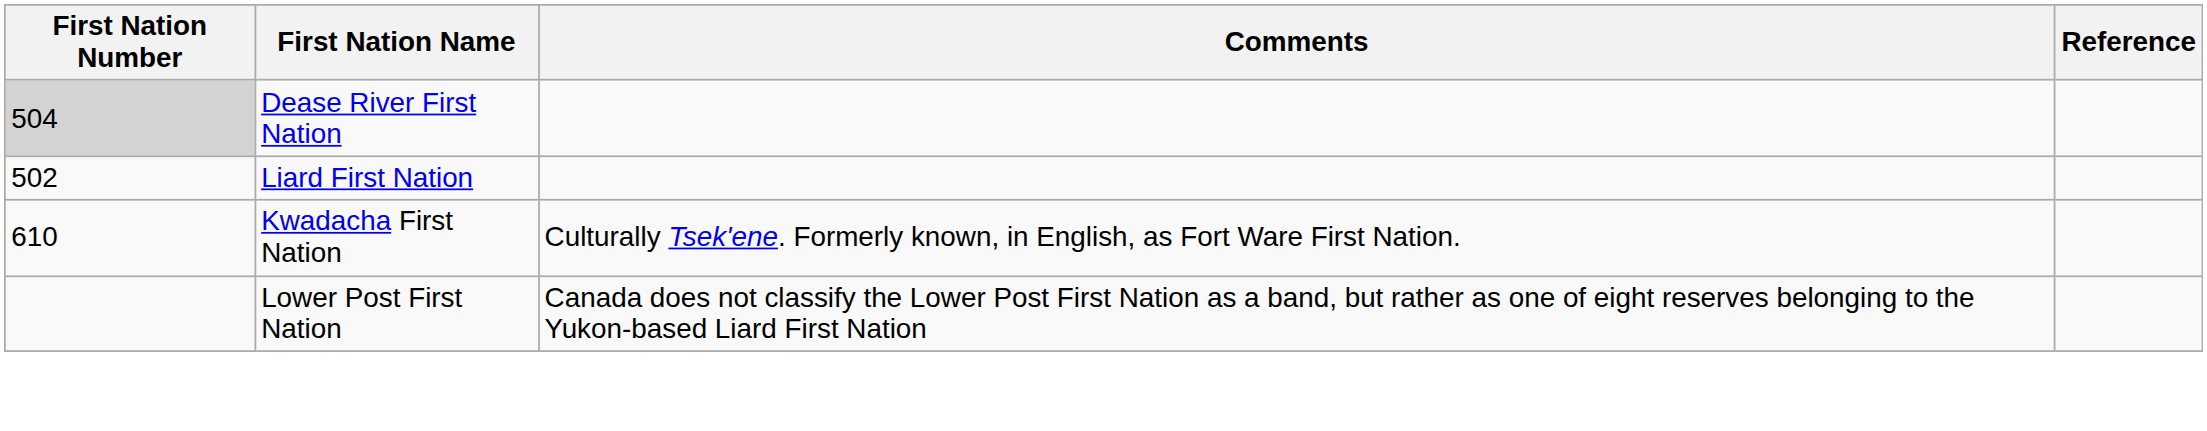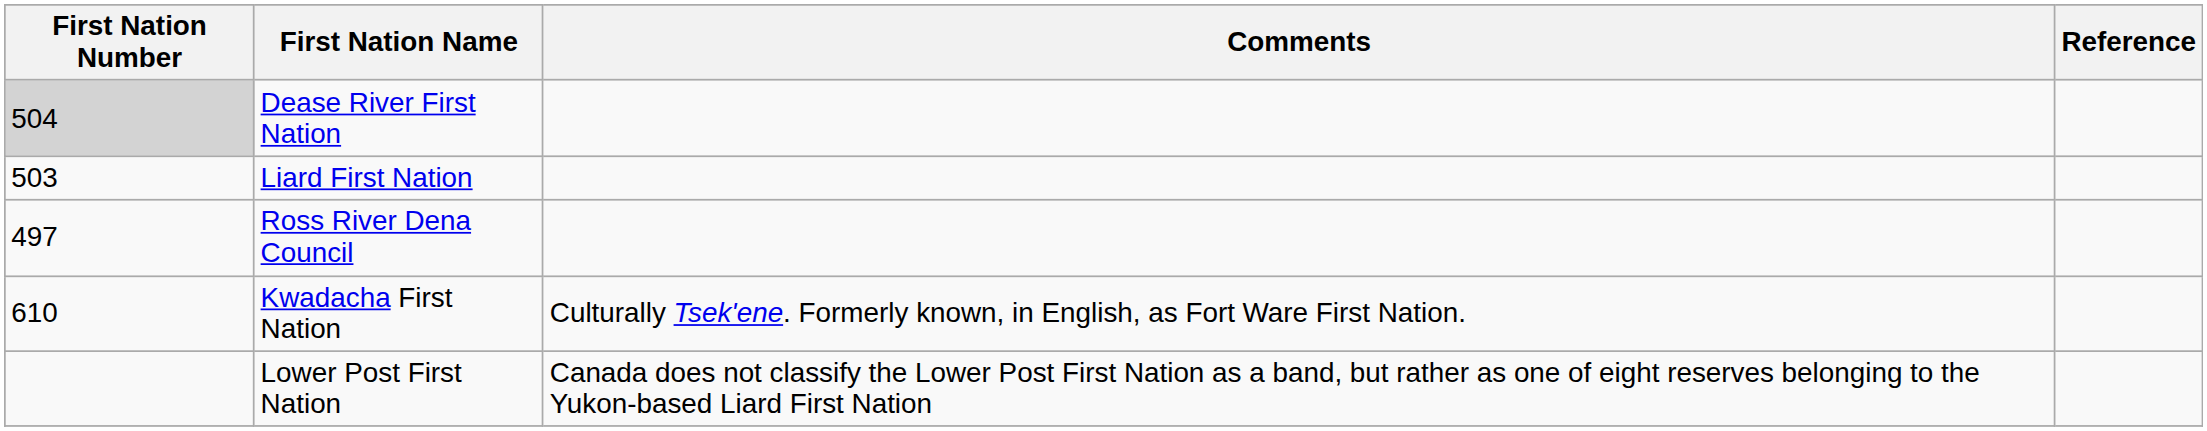(35, 177) 502 -> (35, 177) 503
+ row: (366, 237)
